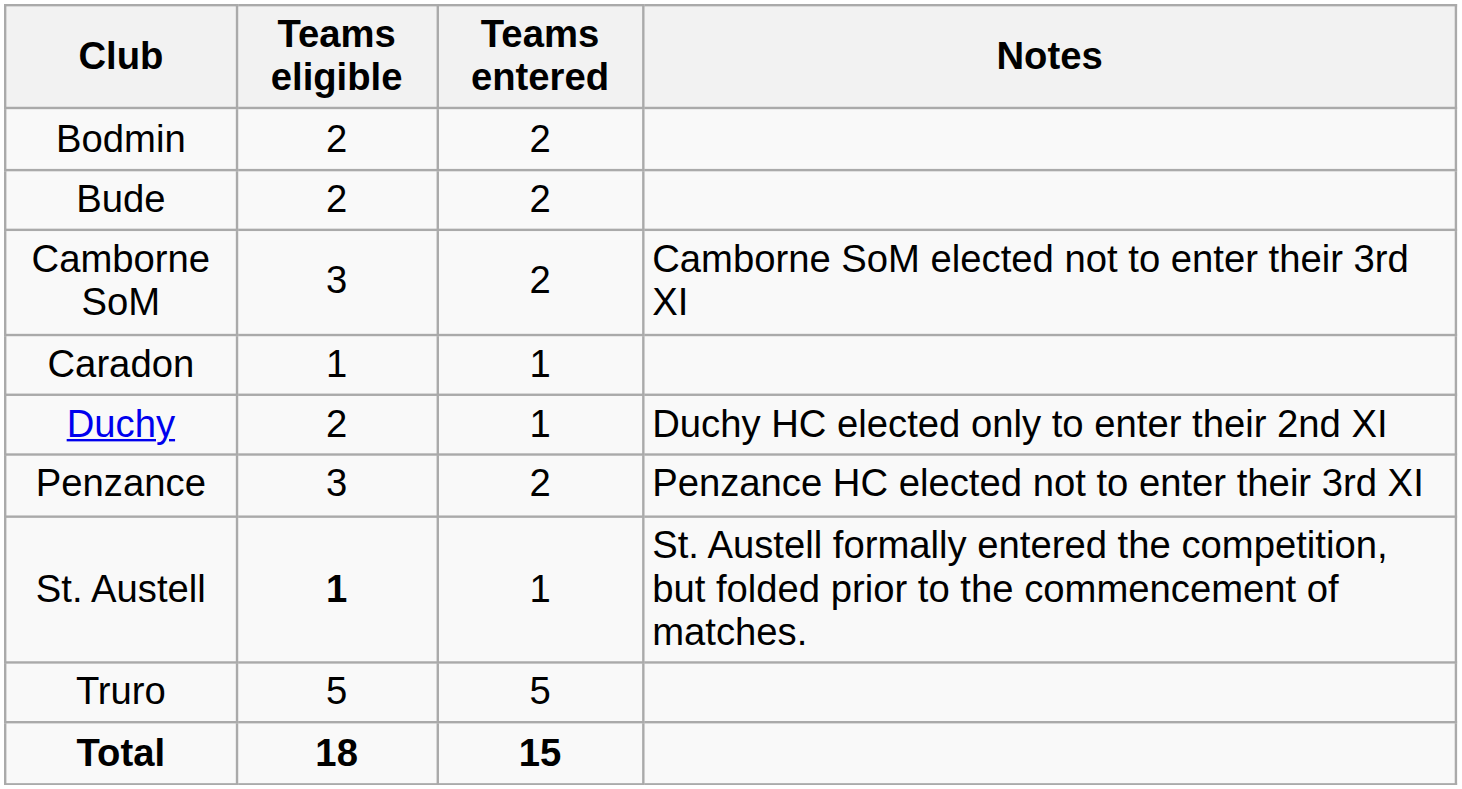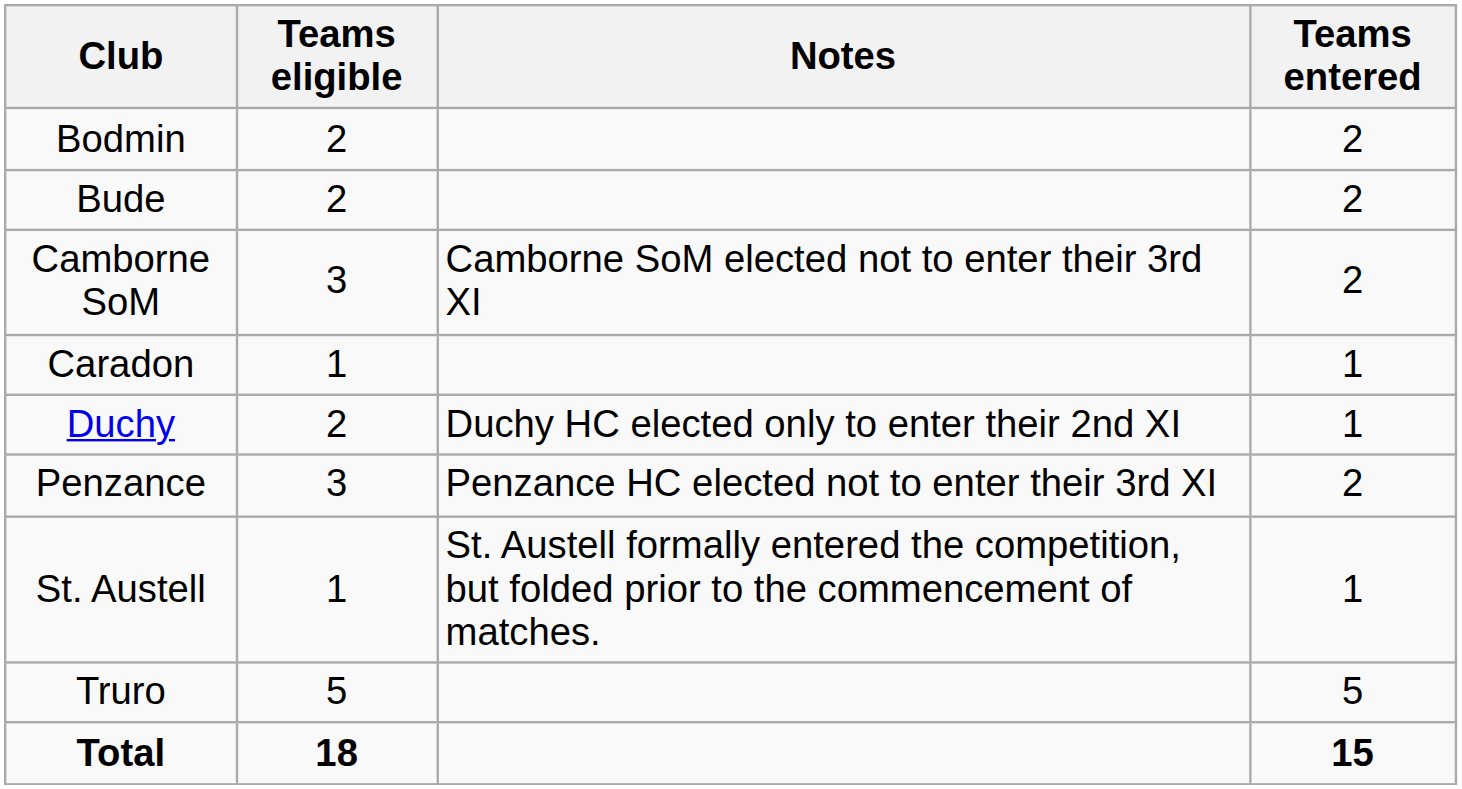columns swapped: (540, 56) <-> (1050, 56)
(337, 588) bold -> (337, 588) normal
